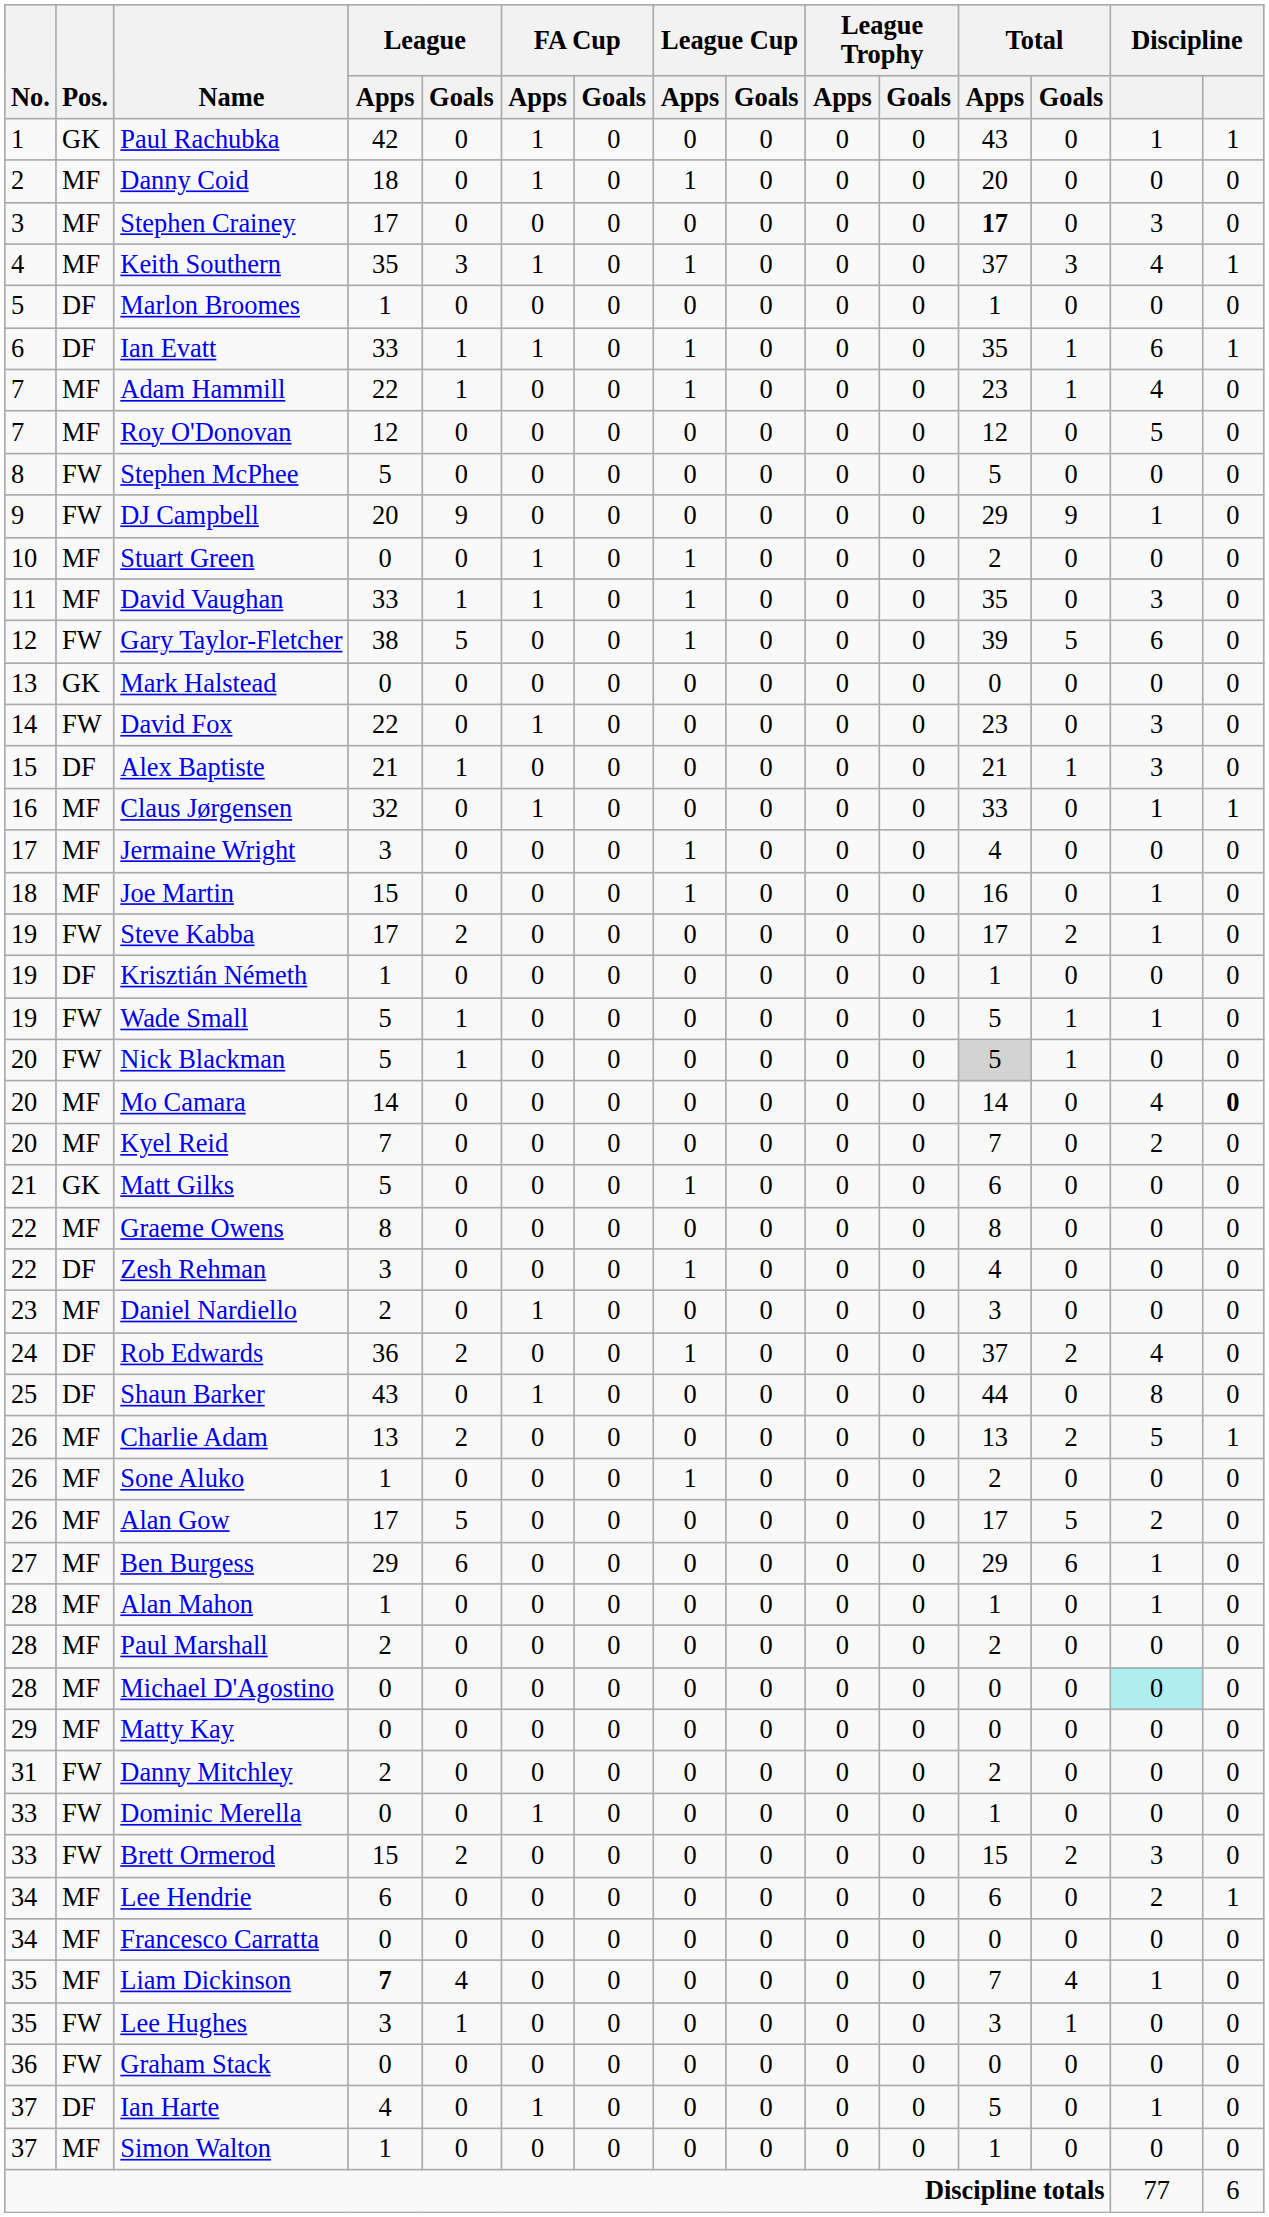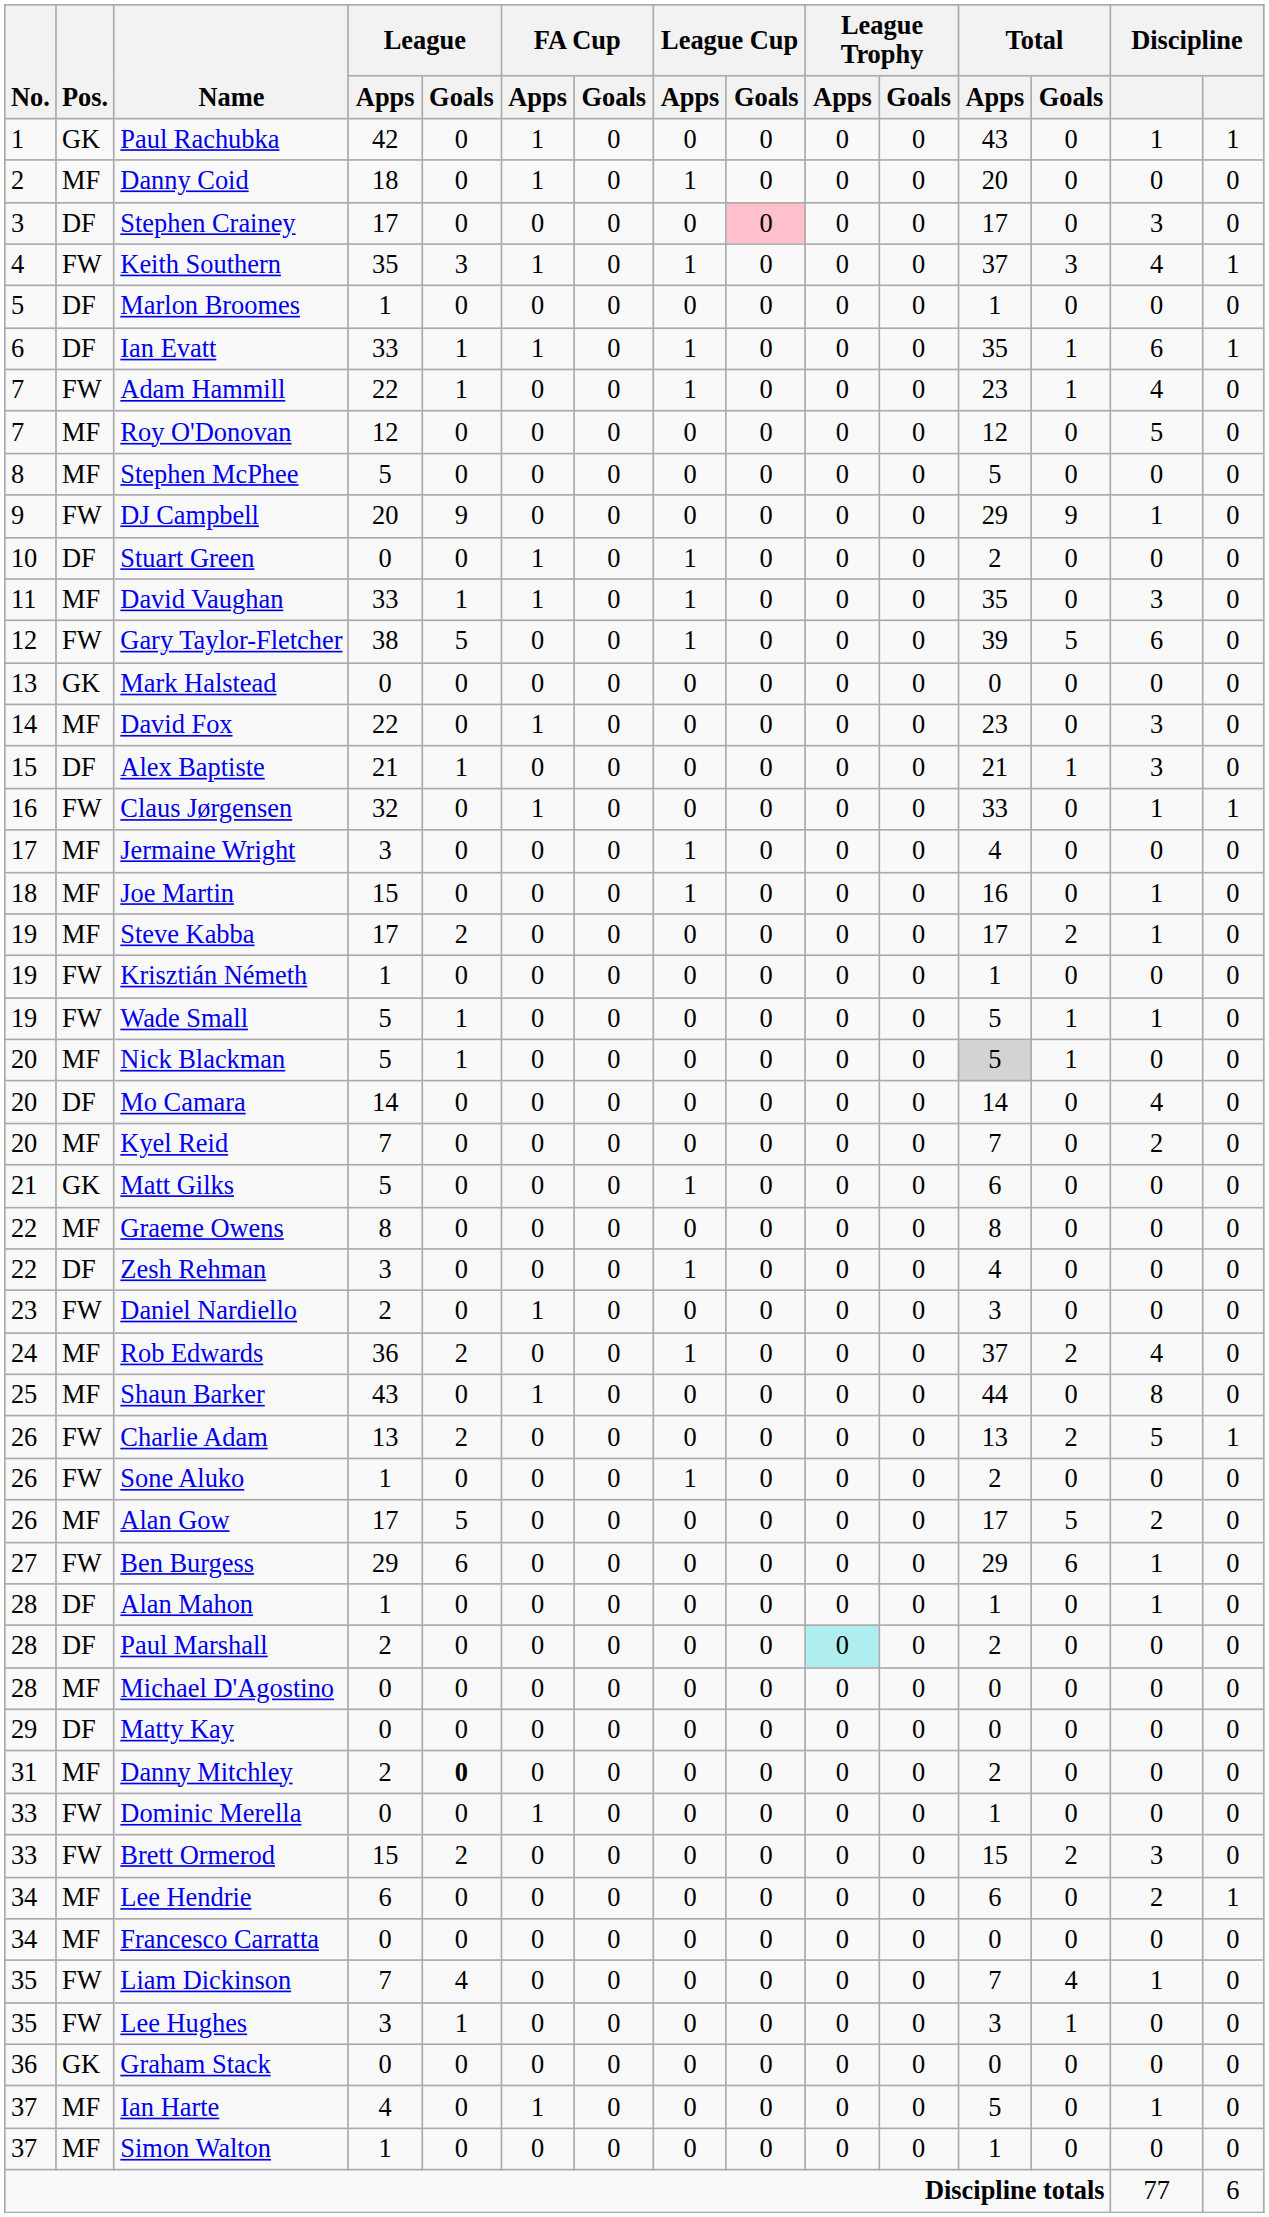(81, 222) MF -> (79, 222) DF
(766, 222) no background -> (766, 222) pink background
(995, 222) bold -> (995, 222) normal
(81, 264) MF -> (82, 264) FW
(81, 390) MF -> (82, 390) FW
(82, 473) FW -> (81, 473) MF
(81, 557) MF -> (79, 557) DF
(82, 725) FW -> (81, 725) MF
(81, 808) MF -> (82, 808) FW
(82, 934) FW -> (81, 934) MF
(79, 976) DF -> (82, 976) FW
(82, 1059) FW -> (81, 1059) MF
(81, 1101) MF -> (79, 1101) DF
(1233, 1101) bold -> (1233, 1101) normal
(81, 1311) MF -> (82, 1311) FW
(79, 1353) DF -> (81, 1353) MF
(79, 1394) DF -> (81, 1394) MF
(81, 1436) MF -> (82, 1436) FW
(81, 1478) MF -> (82, 1478) FW
(81, 1562) MF -> (82, 1562) FW
(81, 1604) MF -> (79, 1604) DF
(81, 1646) MF -> (79, 1646) DF
(842, 1646) no background -> (842, 1646) paleturquoise background
(1157, 1688) paleturquoise background -> (1157, 1688) no background
(81, 1729) MF -> (79, 1729) DF
(82, 1771) FW -> (81, 1771) MF
(461, 1771) normal -> (461, 1771) bold
(81, 1981) MF -> (82, 1981) FW
(385, 1981) bold -> (385, 1981) normal
(82, 2064) FW -> (81, 2064) GK
(79, 2106) DF -> (81, 2106) MF
